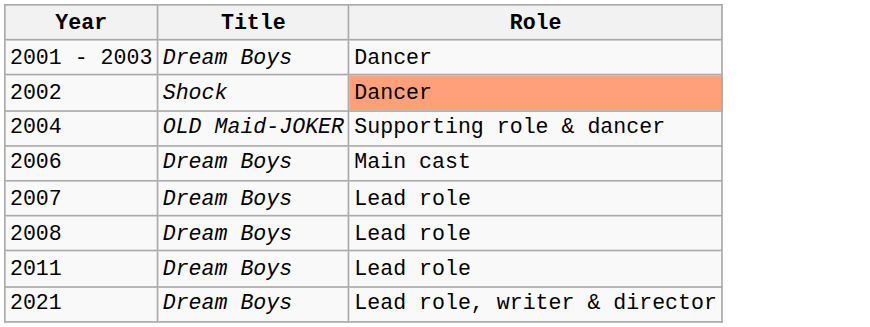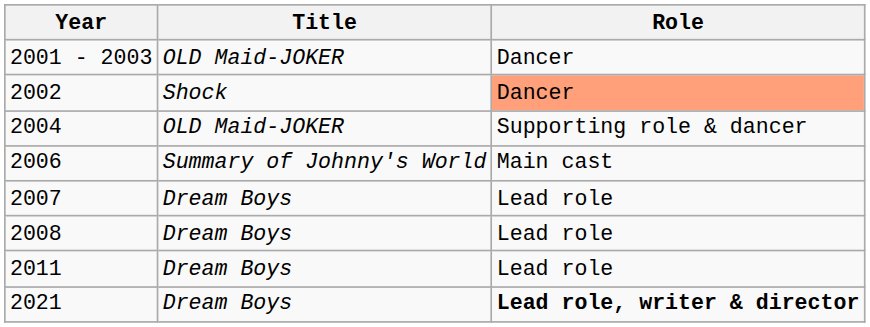(227, 58) Dream Boys -> (253, 58) OLD Maid-JOKER
(227, 163) Dream Boys -> (325, 163) Summary of Johnny's World
(536, 304) normal -> (678, 304) bold
